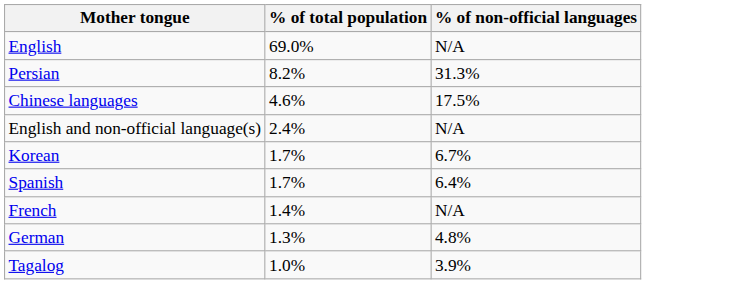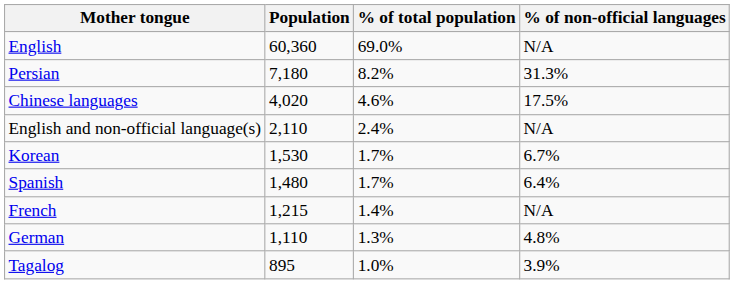+ column: (309, 18)
